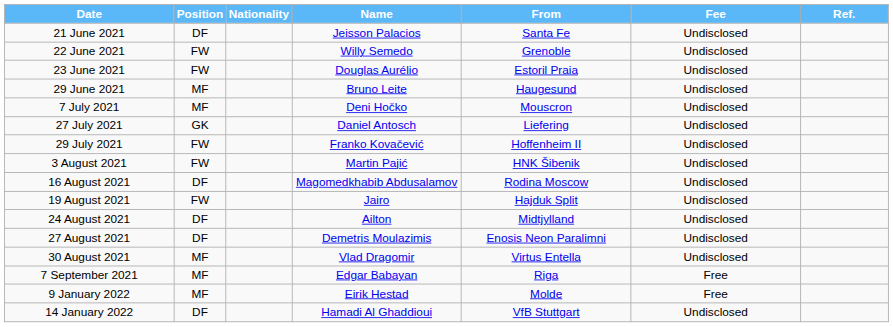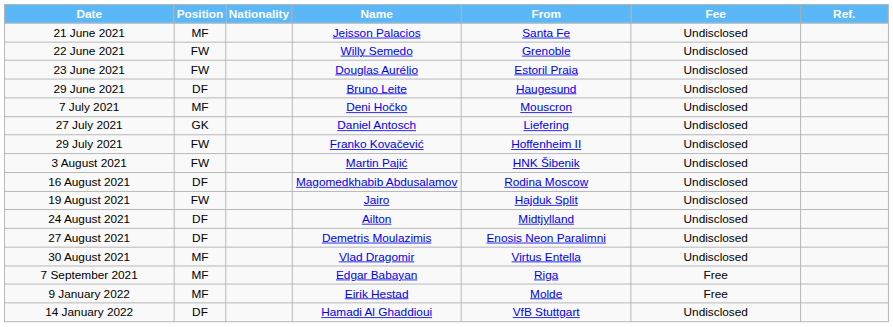(200, 33) DF -> (200, 33) MF
(200, 89) MF -> (200, 89) DF
